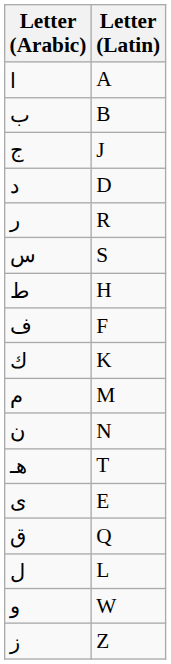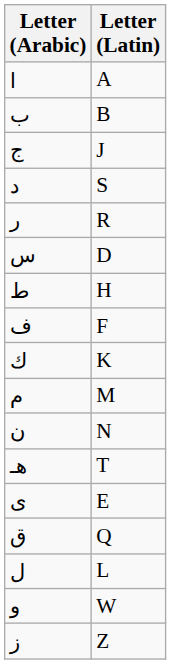(104, 184) D -> (102, 184) S
(102, 255) S -> (104, 255) D
